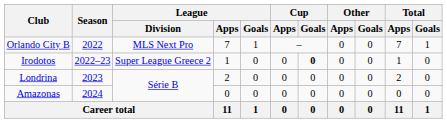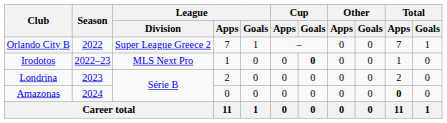(163, 45) MLS Next Pro -> (163, 45) Super League Greece 2
(163, 61) Super League Greece 2 -> (163, 61) MLS Next Pro
(399, 93) normal -> (399, 93) bold
